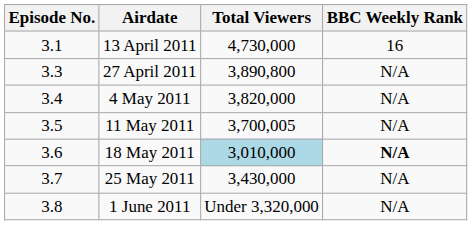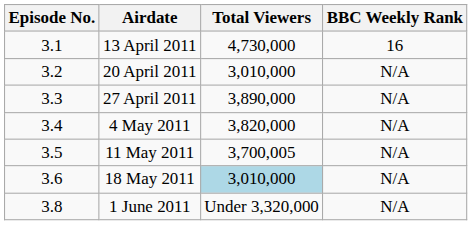+ row: (150, 71)
(262, 71) 3,890,800 -> (262, 98) 3,890,000
(395, 152) bold -> (395, 179) normal
- row: (150, 179)
